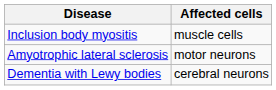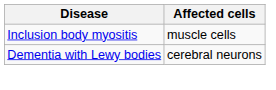- row: (88, 54)
